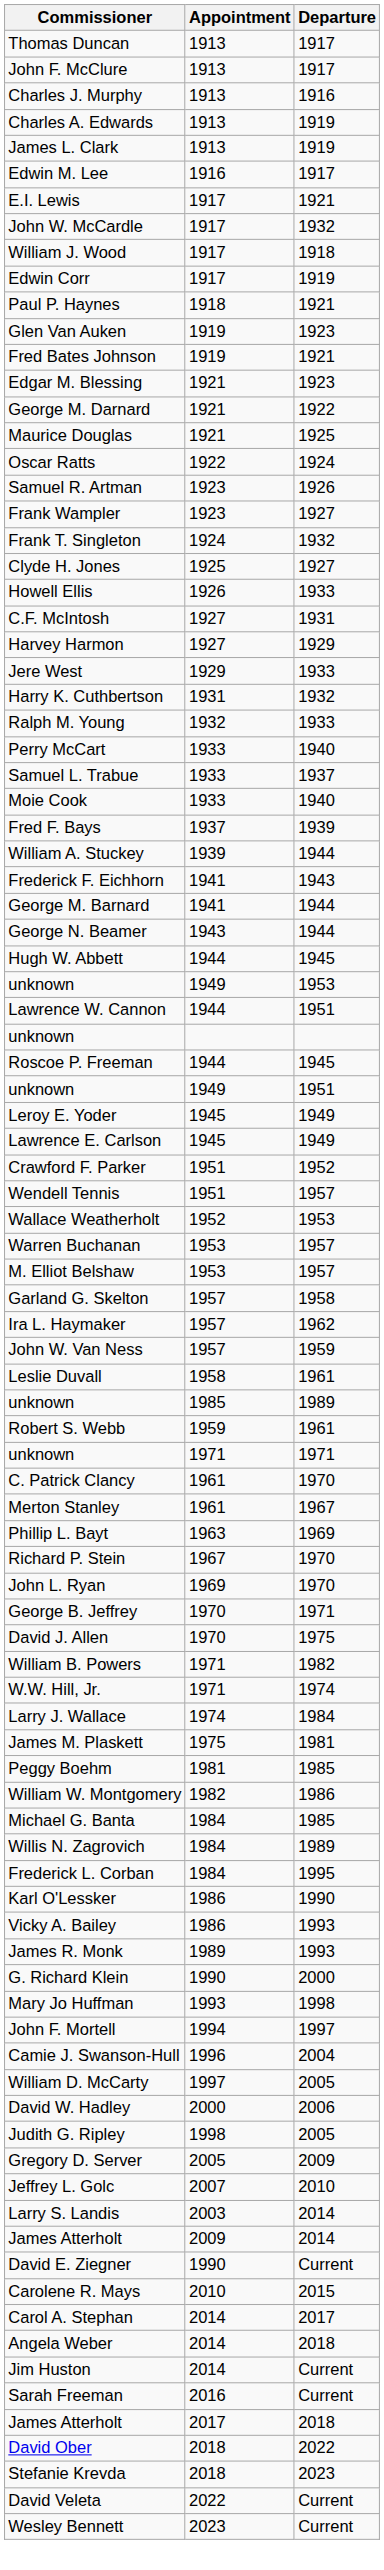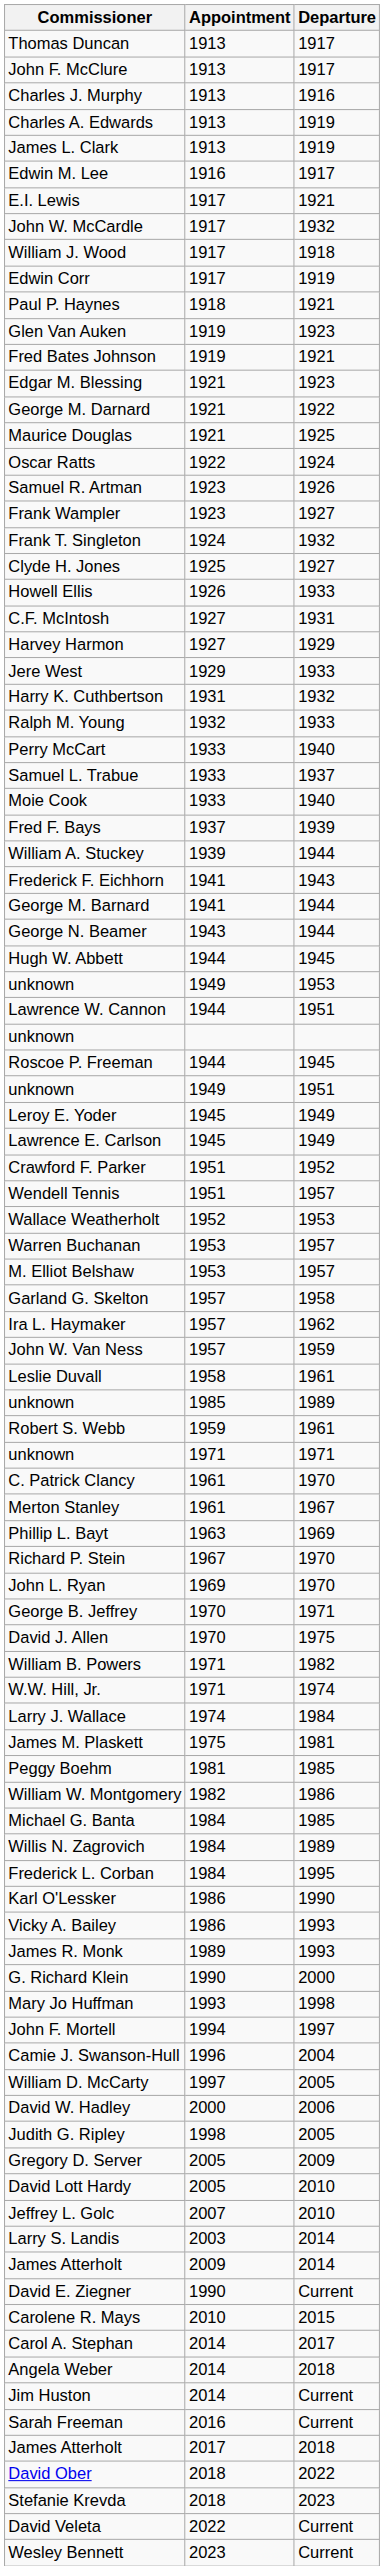+ row: (70, 2186)
